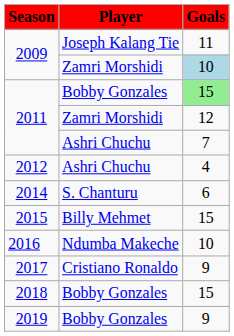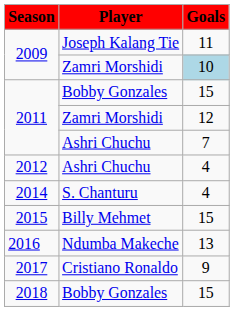(206, 92) lightgreen background -> (206, 92) no background
(206, 192) 6 -> (206, 192) 4
(206, 243) 10 -> (206, 243) 13
- row: (31, 318)
